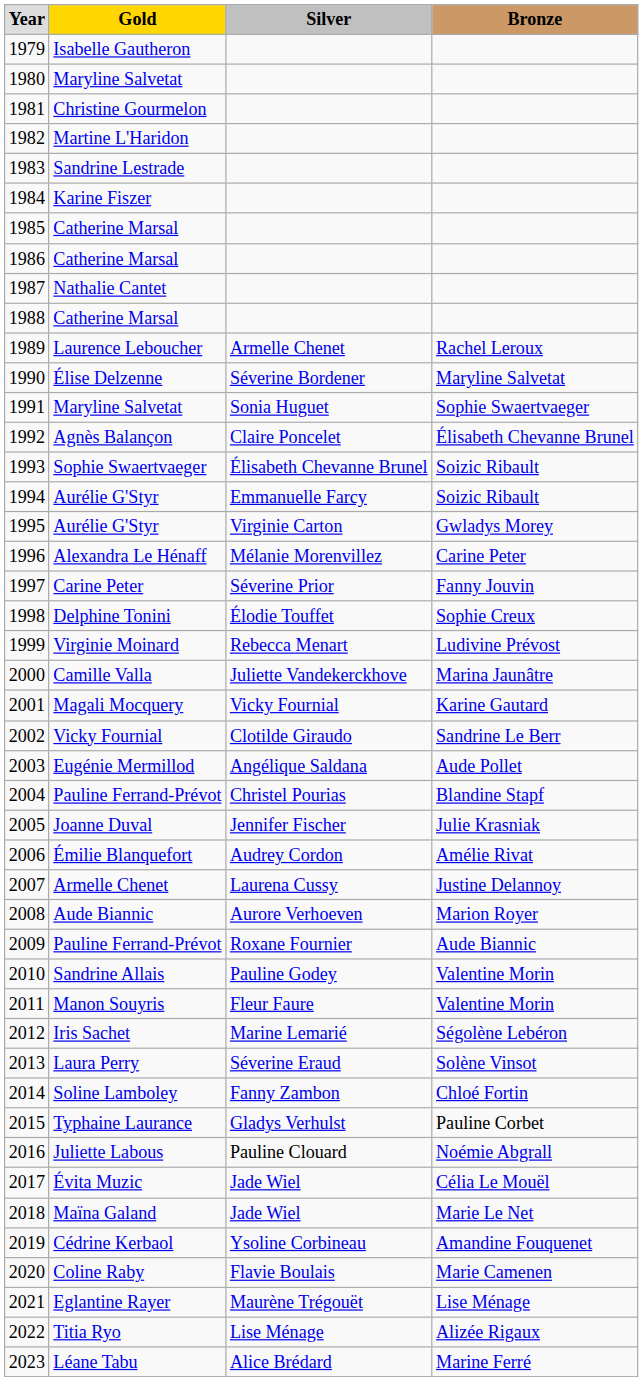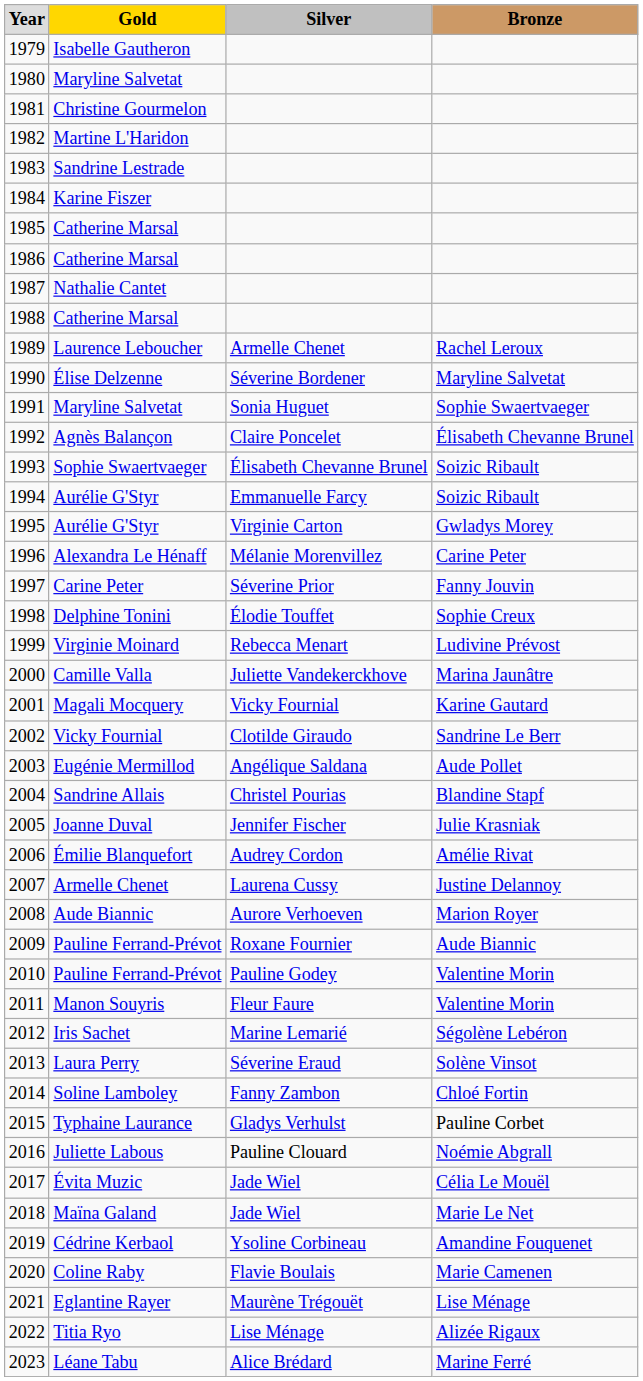(137, 795) Pauline Ferrand-Prévot -> (109, 795) Sandrine Allais
(109, 973) Sandrine Allais -> (137, 973) Pauline Ferrand-Prévot
